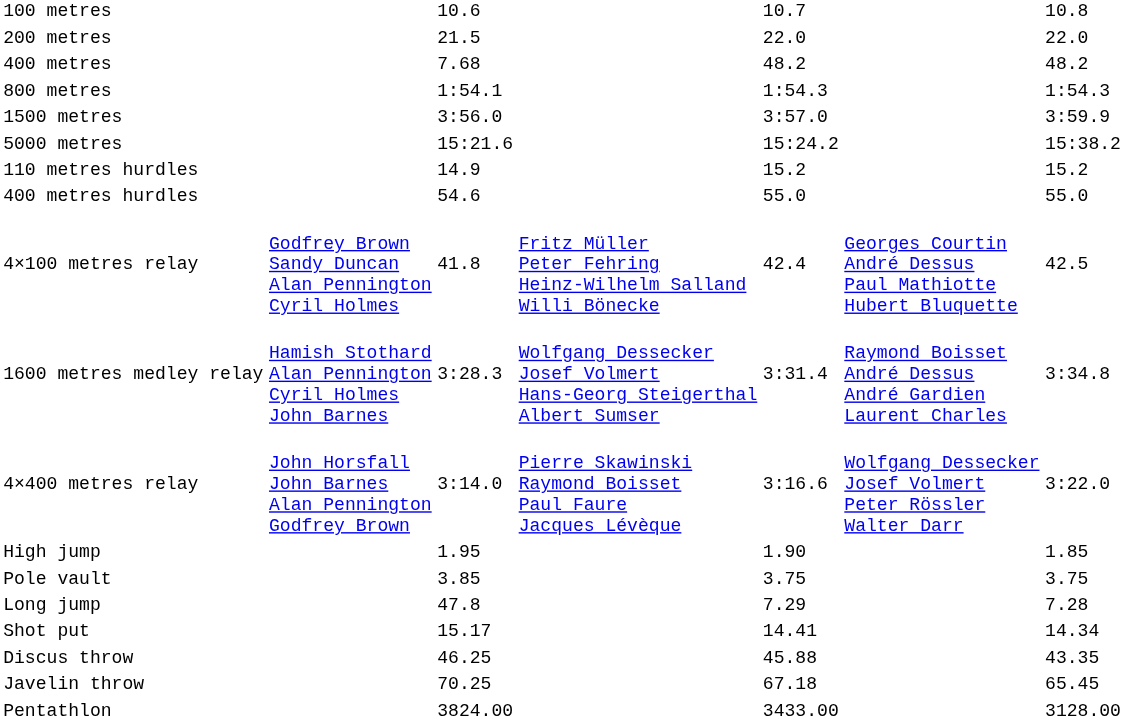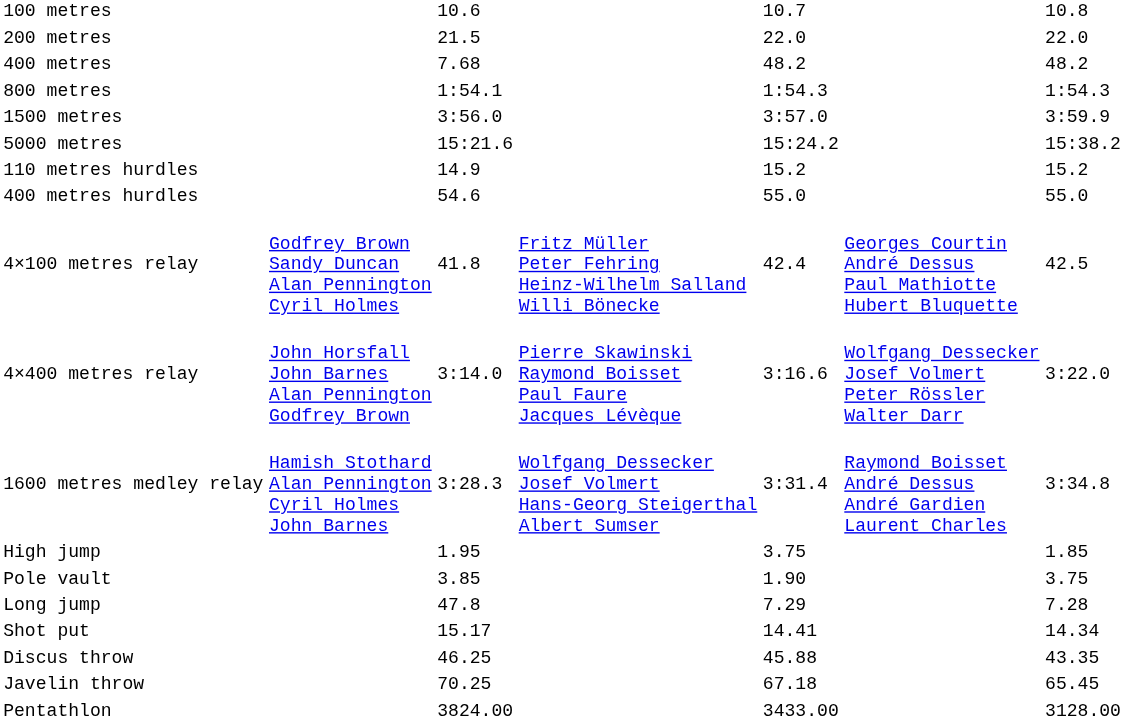rows swapped: (101, 484) <-> (133, 374)
(785, 552) 1.90 -> (785, 552) 3.75
(785, 579) 3.75 -> (785, 579) 1.90
